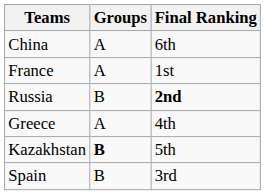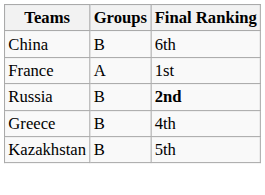(100, 44) A -> (99, 44) B
(100, 123) A -> (99, 123) B
(99, 149) bold -> (99, 149) normal
- row: (27, 176)
